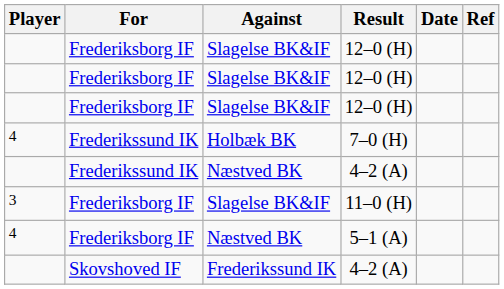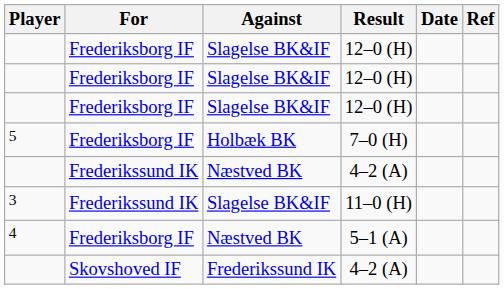(13, 135) 4 -> (13, 135) 5
(134, 139) Frederikssund IK -> (131, 139) Frederiksborg IF
(131, 203) Frederiksborg IF -> (134, 203) Frederikssund IK
